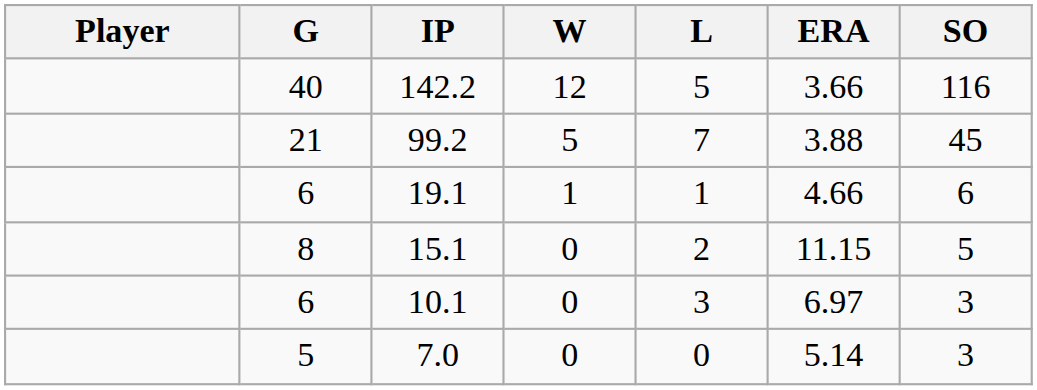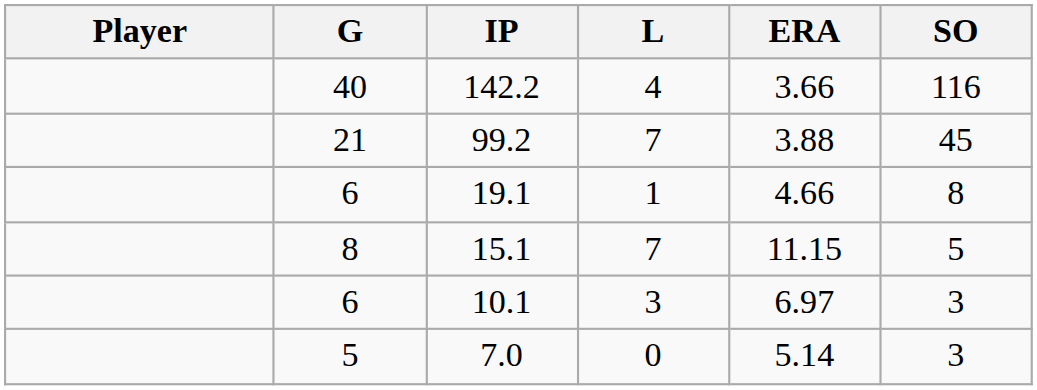- column: (570, 31)
(702, 85) 5 -> (653, 85) 4
(966, 193) 6 -> (956, 193) 8
(702, 247) 2 -> (653, 247) 7
